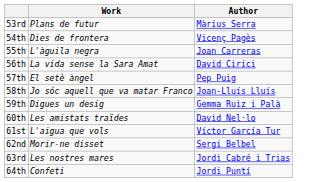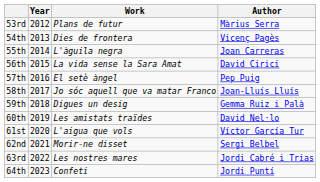+ column: (40, 11)
